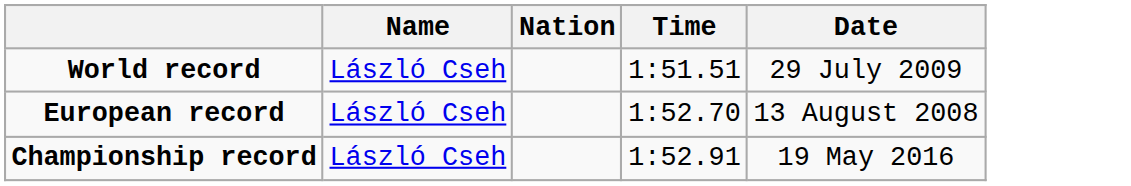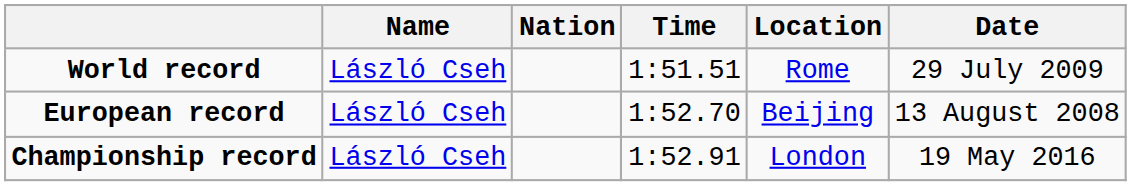+ column: (818, 27)
